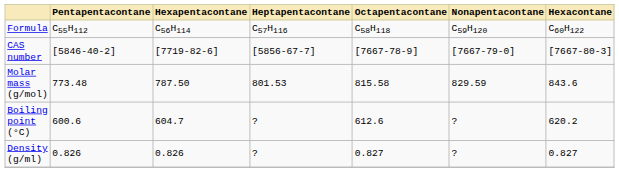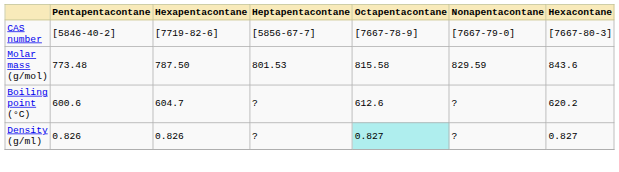- row: (27, 29)
(369, 154) no background -> (369, 136) paleturquoise background
